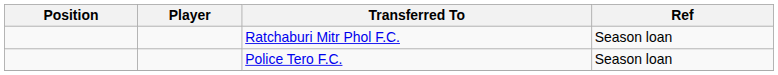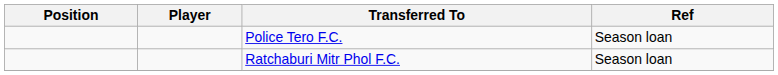rows swapped: (323, 37) <-> (294, 59)
